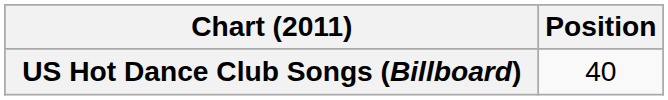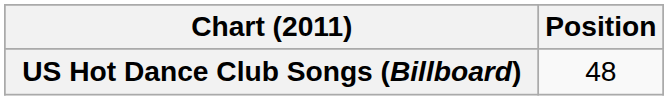(601, 71) 40 -> (601, 71) 48
